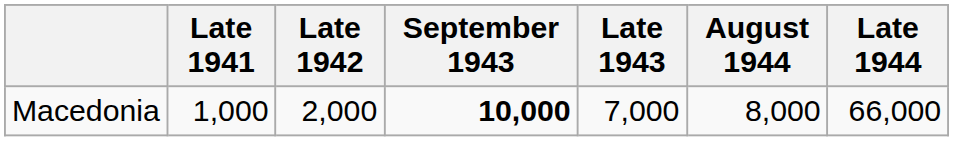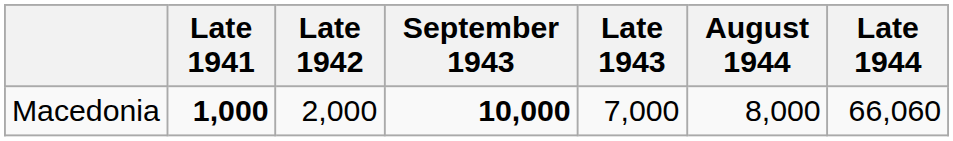(231, 110) normal -> (231, 110) bold
(895, 110) 66,000 -> (895, 110) 66,060
